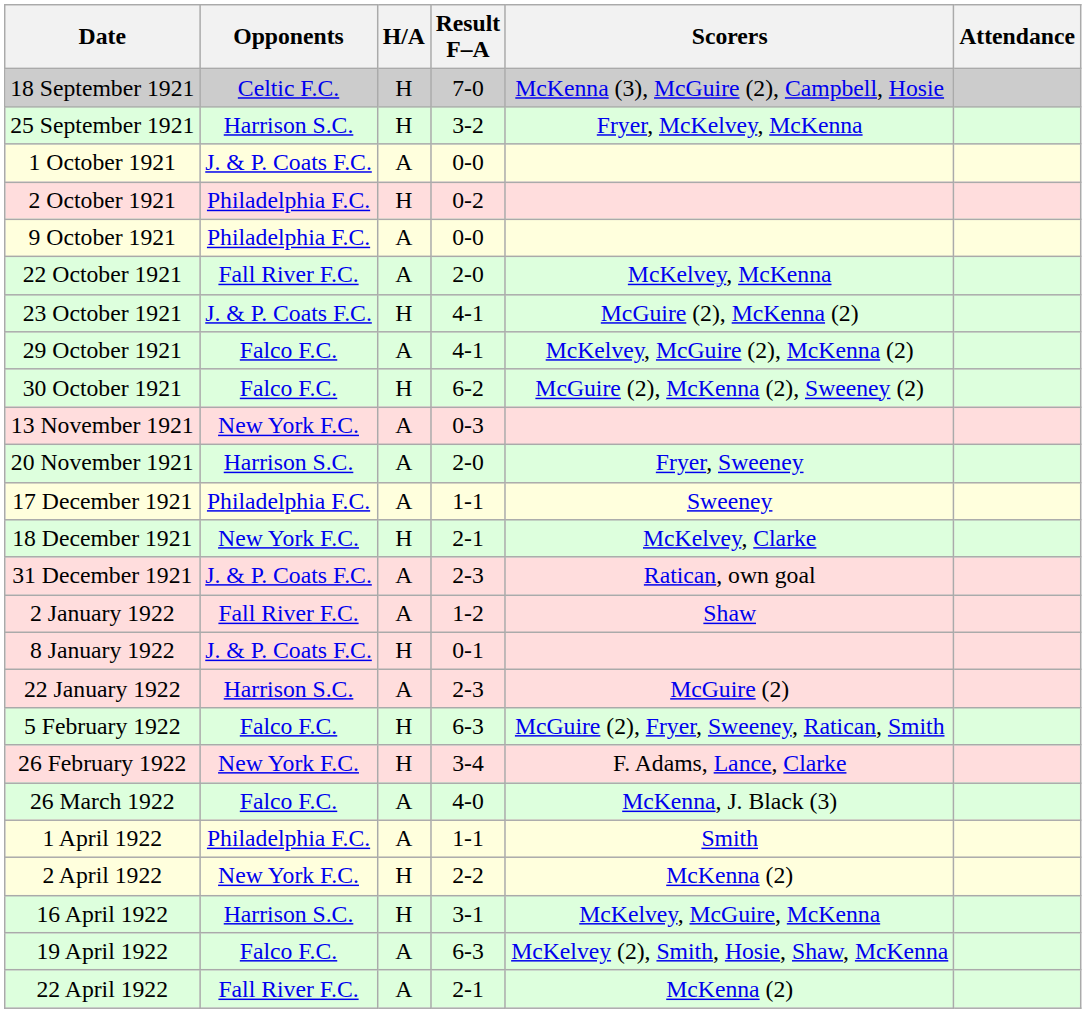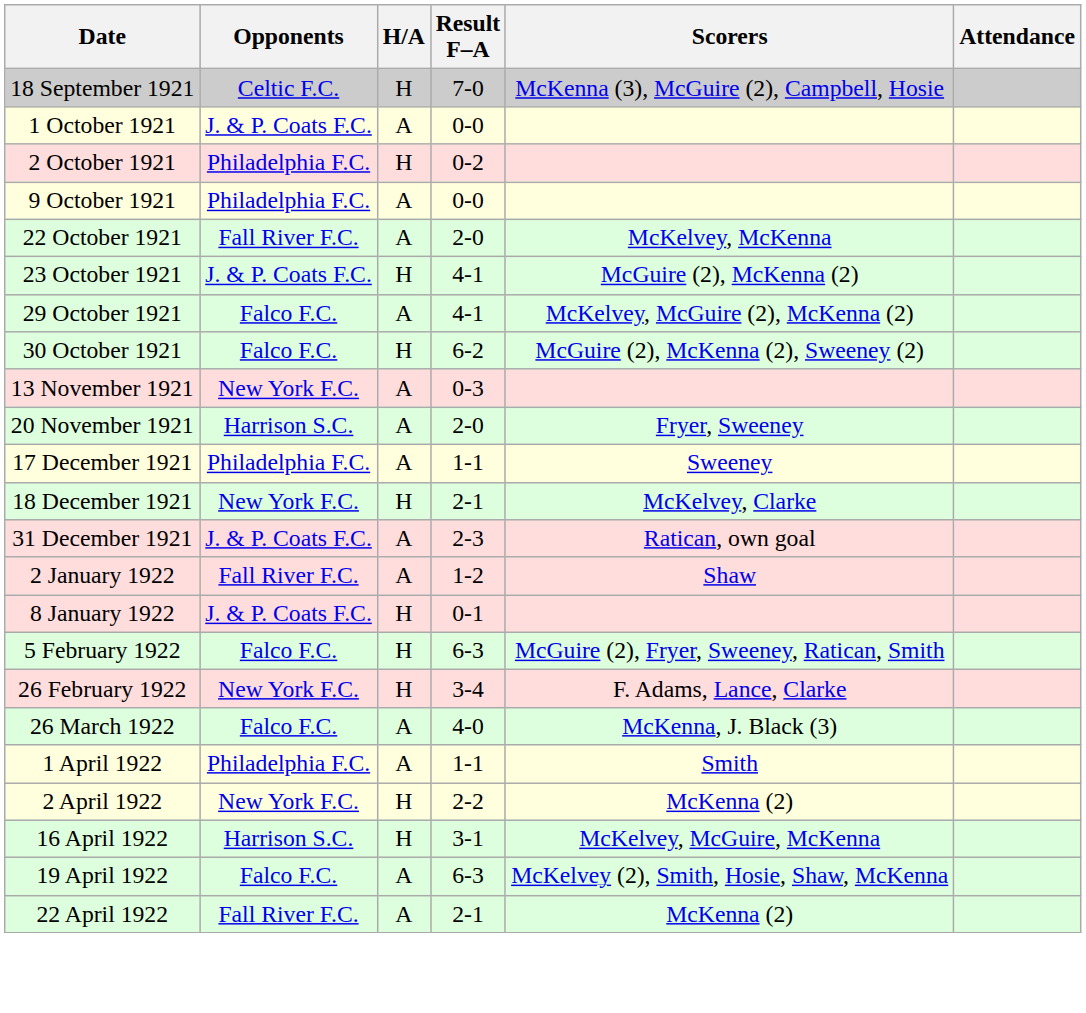- row: (102, 125)
- row: (102, 688)
